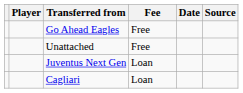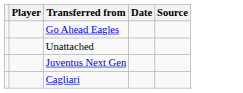- column: (152, 12)
